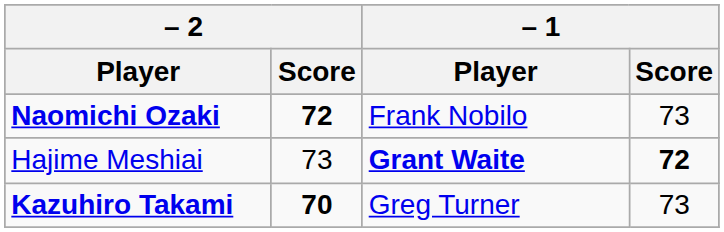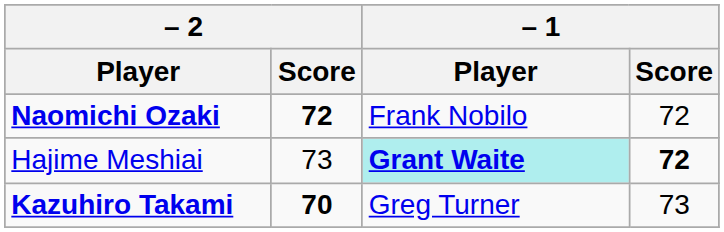(674, 115) 73 -> (674, 115) 72
(447, 159) no background -> (447, 159) paleturquoise background
